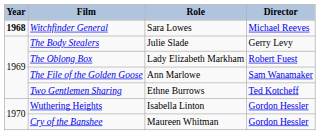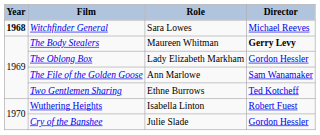(168, 44) Julie Slade -> (183, 44) Maureen Whitman
(271, 44) normal -> (272, 44) bold
(273, 59) Robert Fuest -> (279, 59) Gordon Hessler
(279, 106) Gordon Hessler -> (273, 106) Robert Fuest
(183, 122) Maureen Whitman -> (168, 122) Julie Slade
